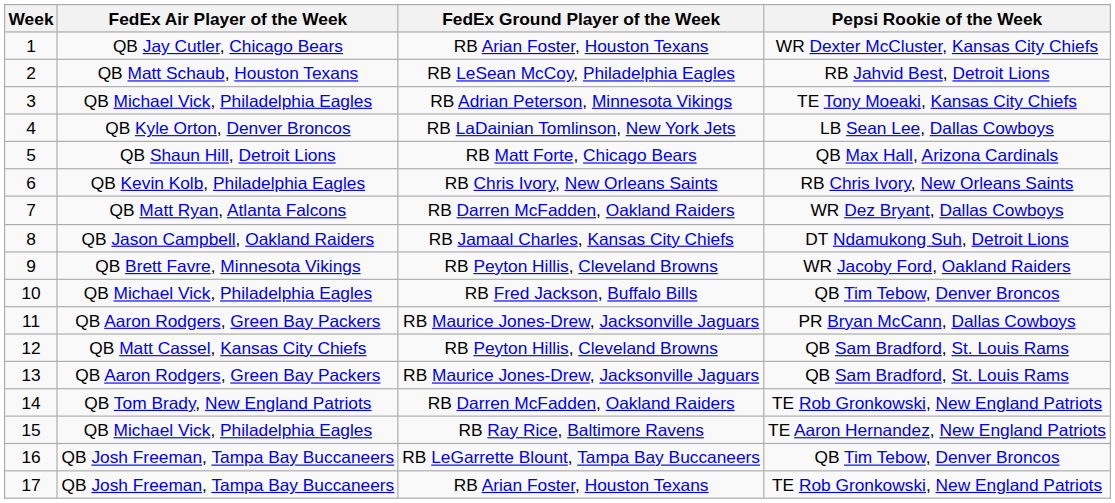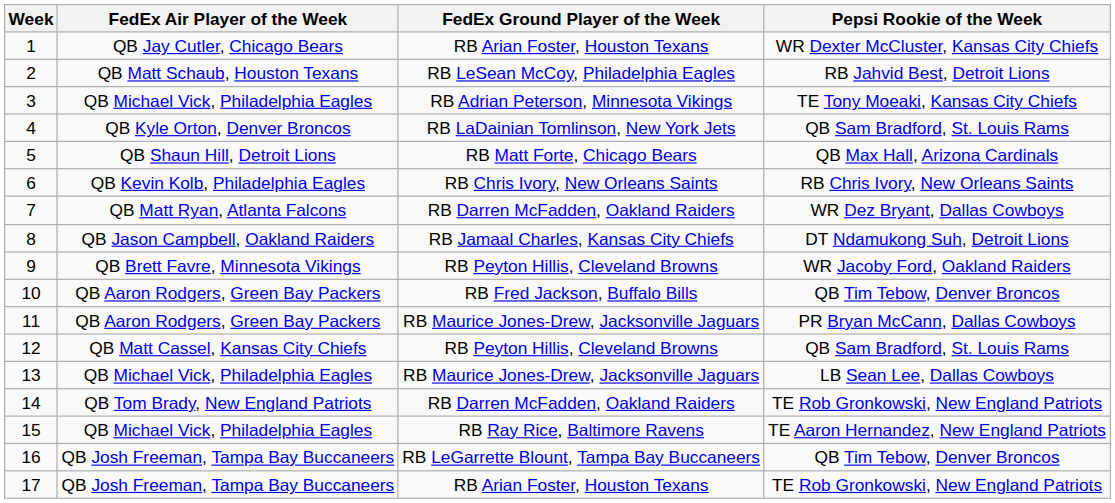(937, 128) LB Sean Lee, Dallas Cowboys -> (937, 128) QB Sam Bradford, St. Louis Rams
(228, 293) QB Michael Vick, Philadelphia Eagles -> (228, 293) QB Aaron Rodgers, Green Bay Packers
(228, 375) QB Aaron Rodgers, Green Bay Packers -> (228, 375) QB Michael Vick, Philadelphia Eagles
(937, 375) QB Sam Bradford, St. Louis Rams -> (937, 375) LB Sean Lee, Dallas Cowboys
